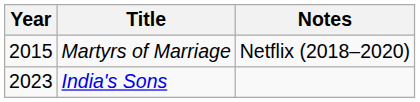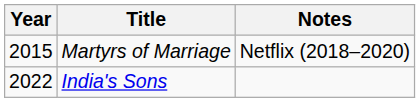(31, 81) 2023 -> (31, 81) 2022
